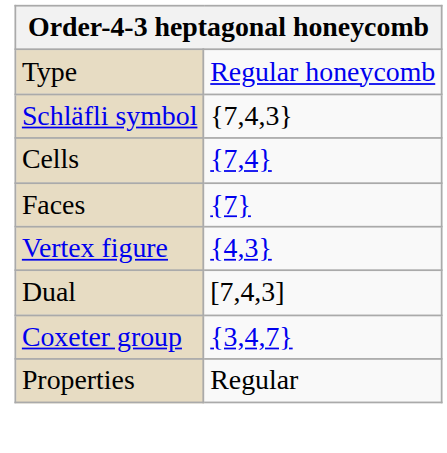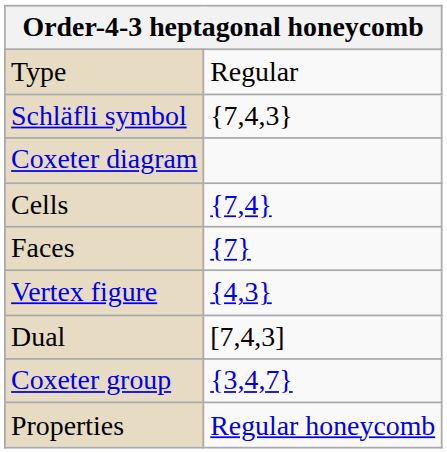(323, 71) Regular honeycomb -> (254, 71) Regular
+ row: (104, 159)
(254, 380) Regular -> (323, 424) Regular honeycomb
